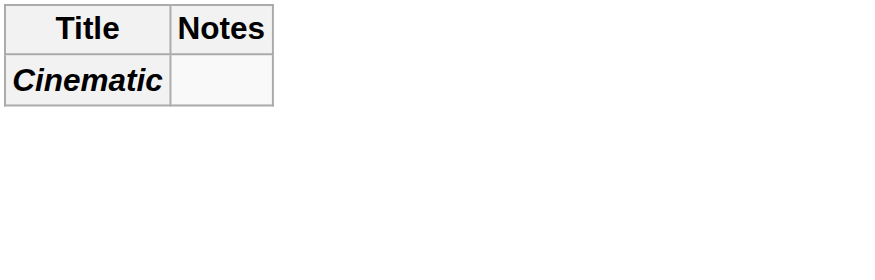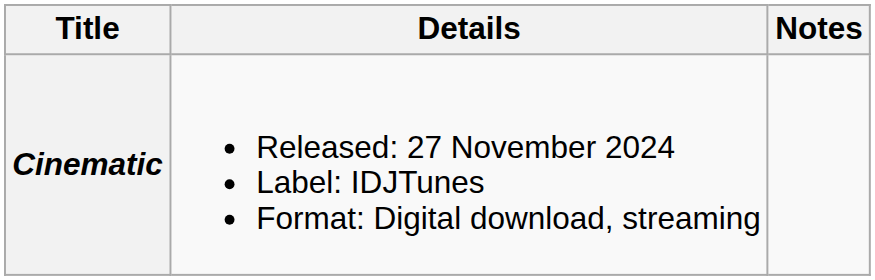+ column: (469, 29)
